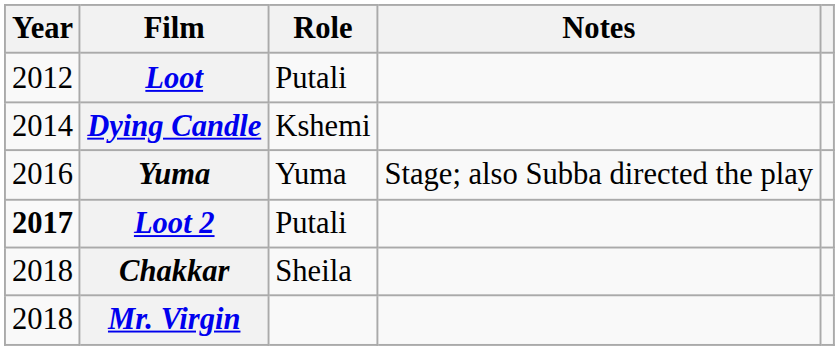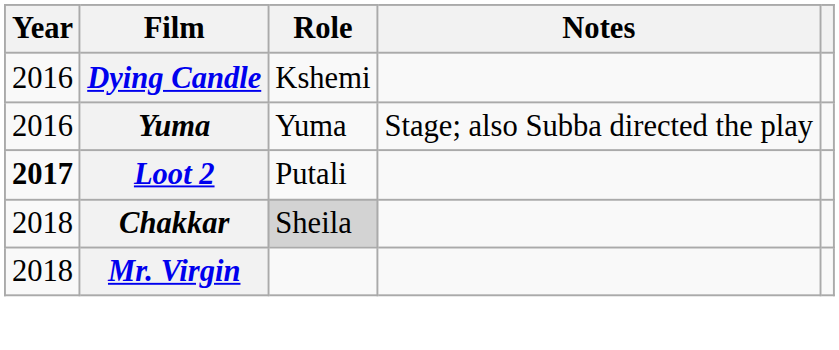- row: (174, 77)
(43, 125) 2014 -> (43, 77) 2016
(314, 271) no background -> (314, 222) lightgrey background
